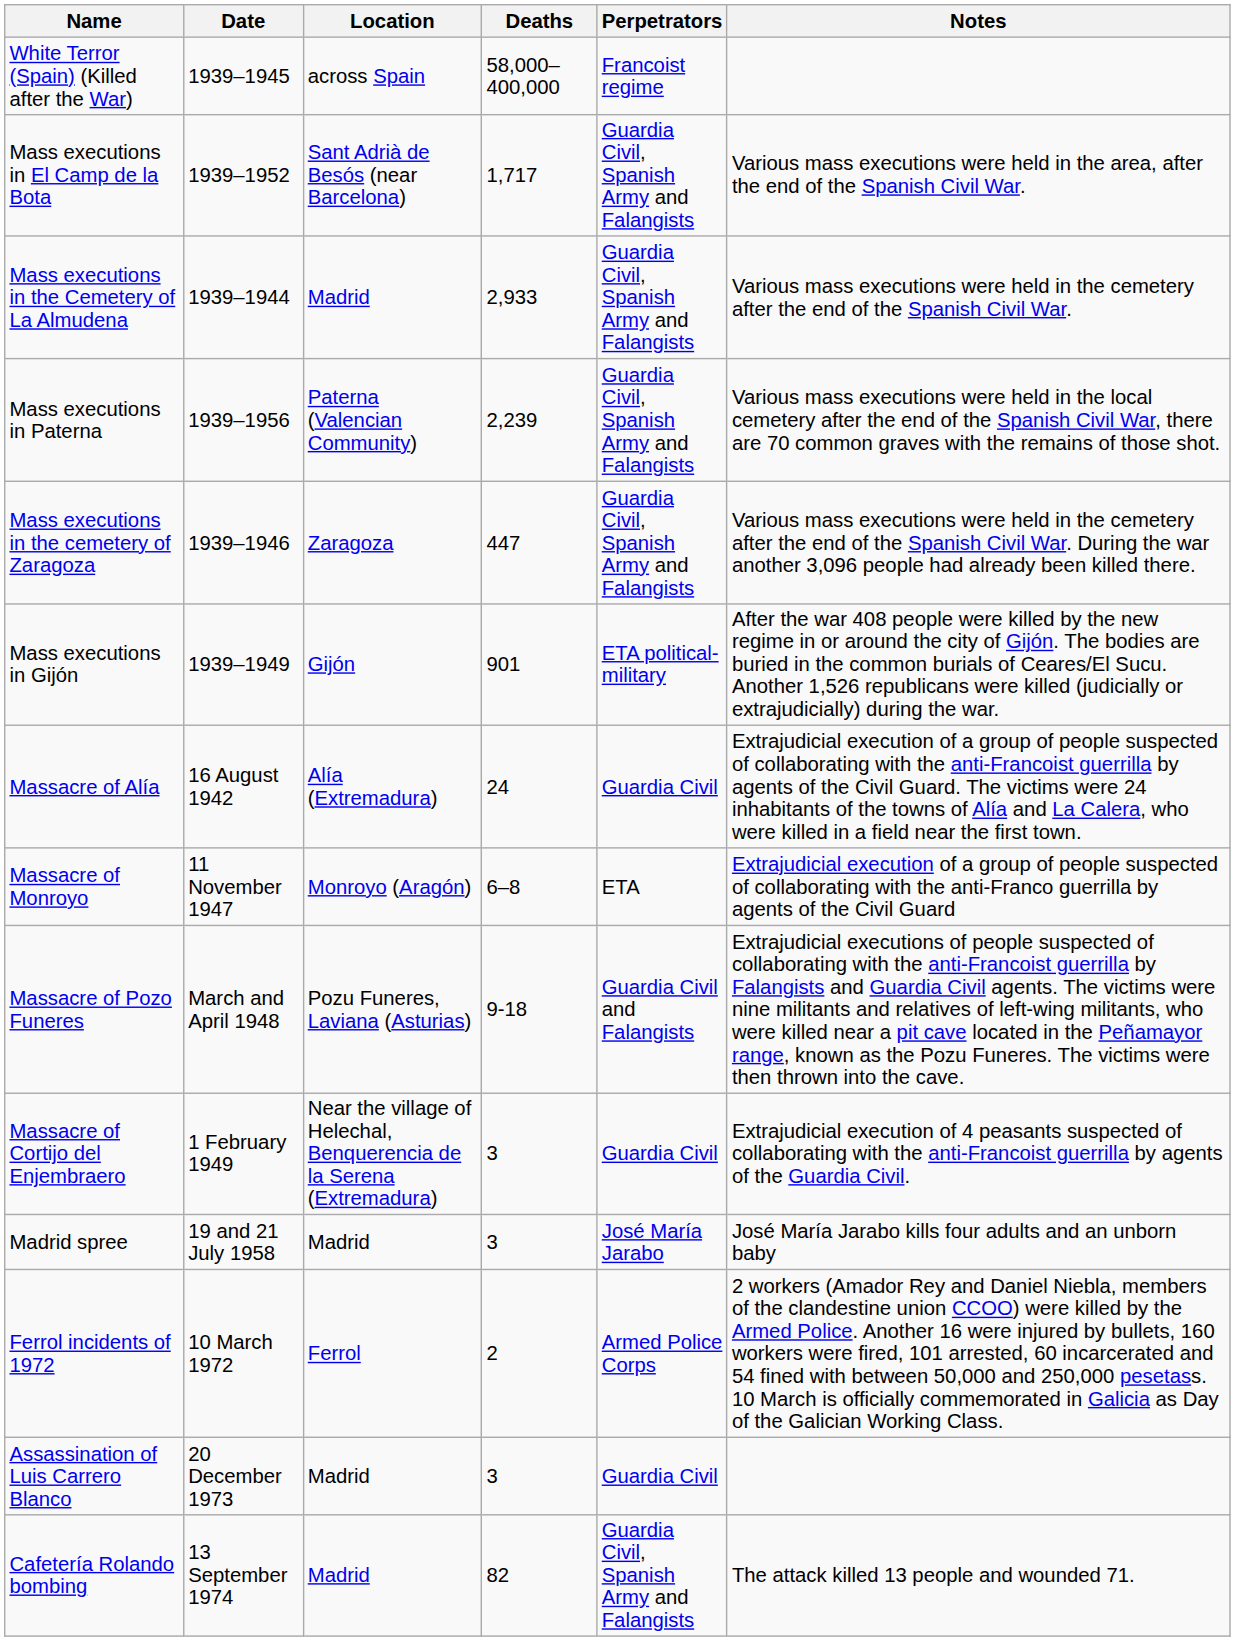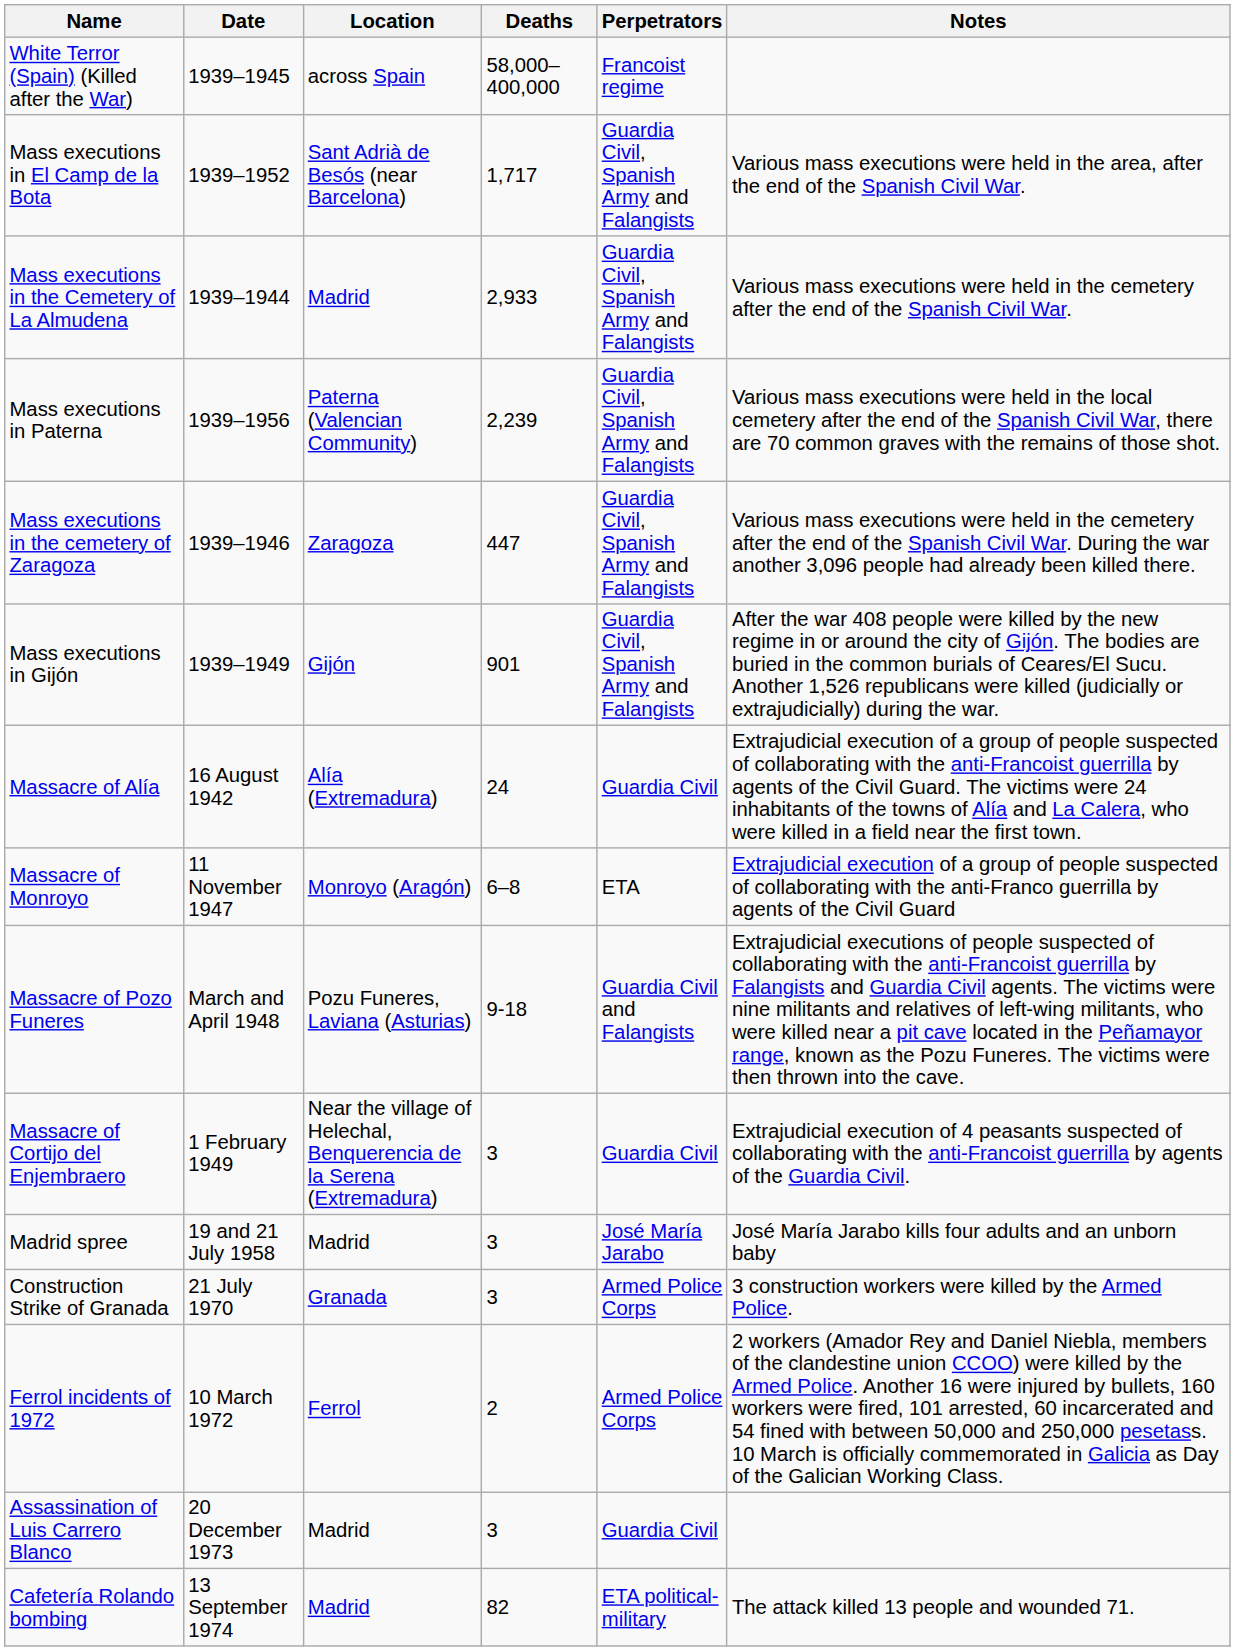(660, 665) ETA political-military -> (648, 665) Guardia Civil, Spanish Army and Falangists
+ row: (89, 1297)
(648, 1576) Guardia Civil, Spanish Army and Falangists -> (660, 1608) ETA political-military
